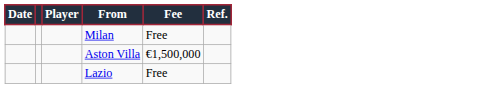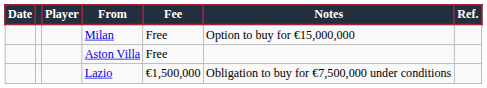+ column: (329, 14)
(173, 54) €1,500,000 -> (157, 54) Free
(157, 73) Free -> (173, 73) €1,500,000
